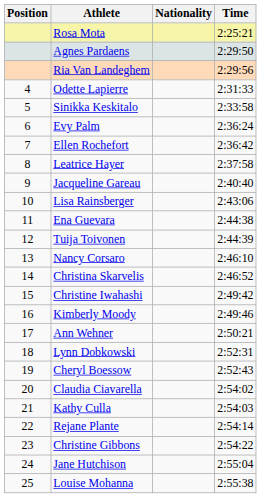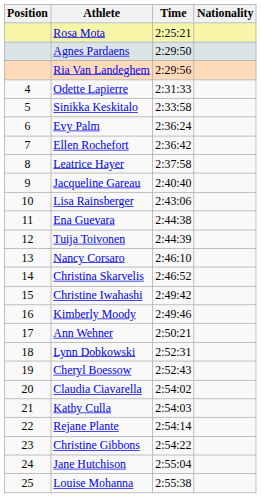columns swapped: (184, 13) <-> (235, 13)
